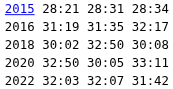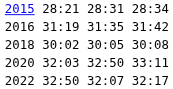(150, 27) 32:17 -> (150, 27) 31:42
(106, 45) 32:50 -> (106, 45) 30:05
(61, 63) 32:50 -> (61, 63) 32:03
(106, 63) 30:05 -> (106, 63) 32:50
(61, 81) 32:03 -> (61, 81) 32:50
(150, 81) 31:42 -> (150, 81) 32:17
